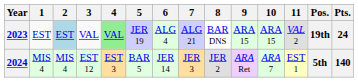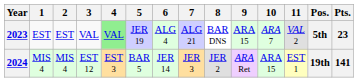(65, 35) lightblue background -> (65, 35) no background
(271, 35) ARA 15 -> (271, 35) ARA 7
(320, 35) 19th -> (320, 35) 5th
(343, 35) 24 -> (343, 35) 23
(271, 63) ARA 7 -> (271, 63) ARA 15
(320, 63) 5th -> (320, 63) 19th
(343, 63) 140 -> (343, 63) 141
